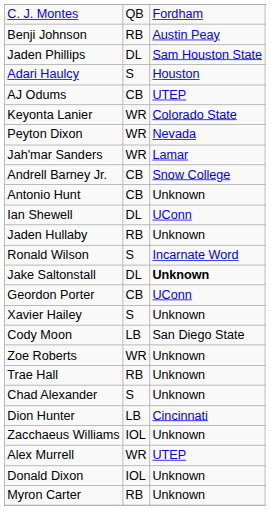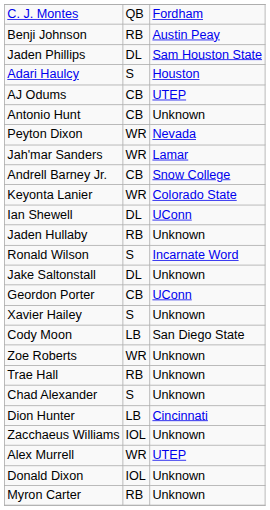rows swapped: (50, 114) <-> (44, 194)
(181, 275) bold -> (179, 275) normal
